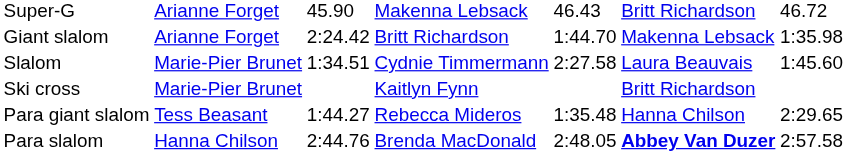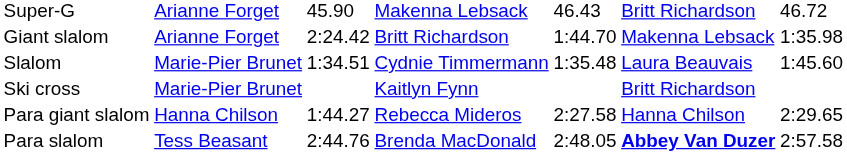(585, 62) 2:27.58 -> (585, 62) 1:35.48
(211, 114) Tess Beasant -> (216, 114) Hanna Chilson
(585, 114) 1:35.48 -> (585, 114) 2:27.58
(216, 140) Hanna Chilson -> (211, 140) Tess Beasant
